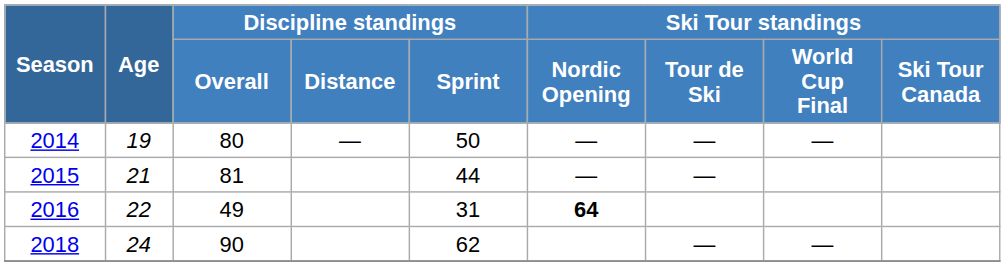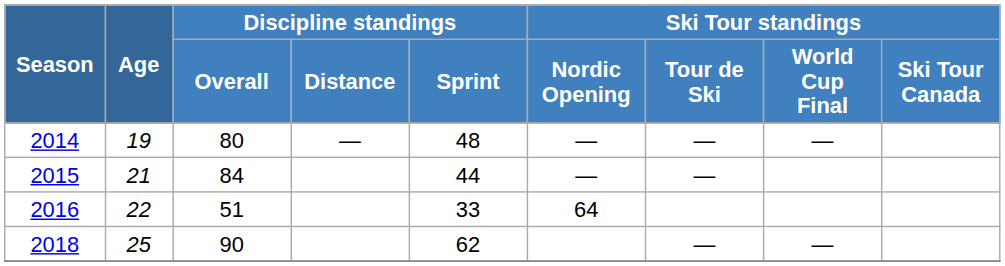(468, 140) 50 -> (468, 140) 48
(232, 175) 81 -> (232, 175) 84
(232, 210) 49 -> (232, 210) 51
(468, 210) 31 -> (468, 210) 33
(586, 210) bold -> (586, 210) normal
(139, 244) 24 -> (139, 244) 25
